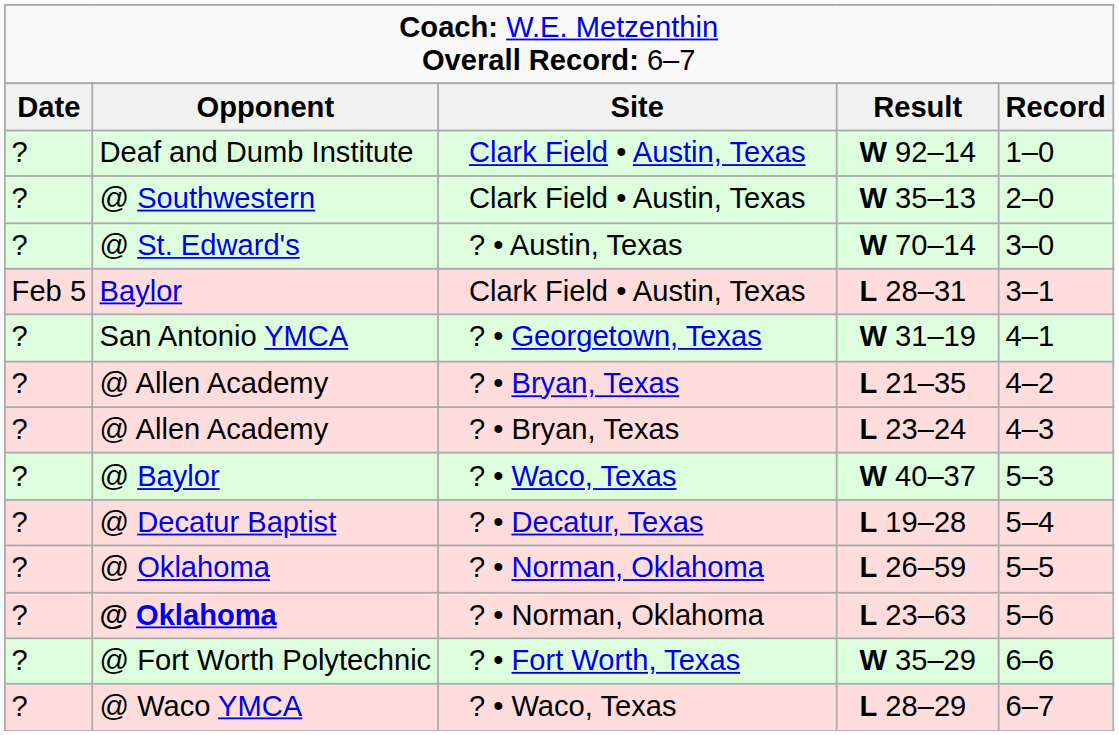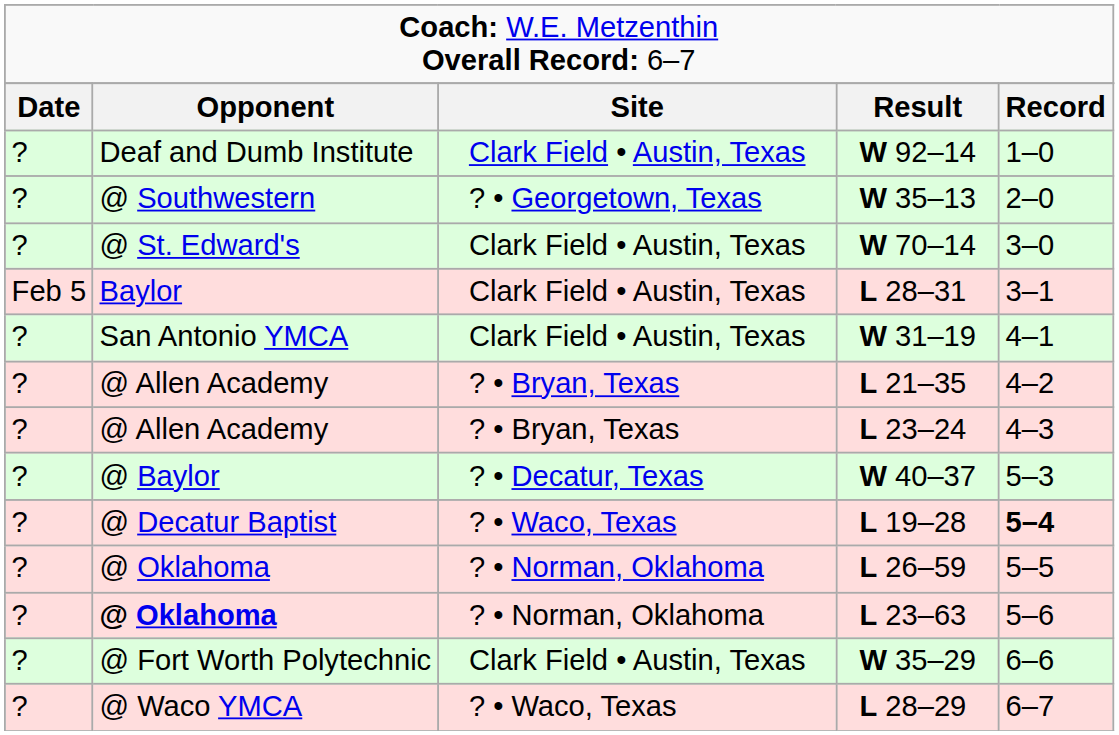(637, 198) Clark Field • Austin, Texas -> (615, 198) ? • Georgetown, Texas
(576, 245) ? • Austin, Texas -> (637, 245) Clark Field • Austin, Texas
(615, 337) ? • Georgetown, Texas -> (637, 337) Clark Field • Austin, Texas
(573, 475) ? • Waco, Texas -> (586, 475) ? • Decatur, Texas
(586, 522) ? • Decatur, Texas -> (573, 522) ? • Waco, Texas
(1030, 522) normal -> (1030, 522) bold
(605, 660) ? • Fort Worth, Texas -> (637, 660) Clark Field • Austin, Texas
